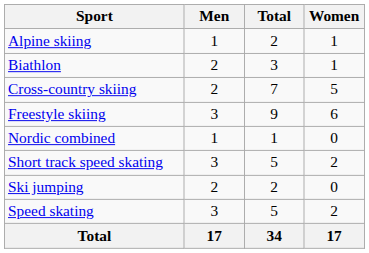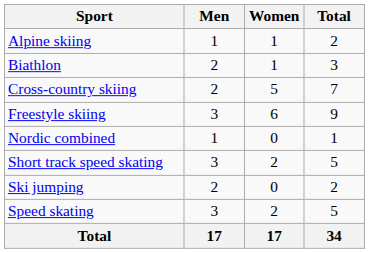columns swapped: (334, 16) <-> (274, 16)
